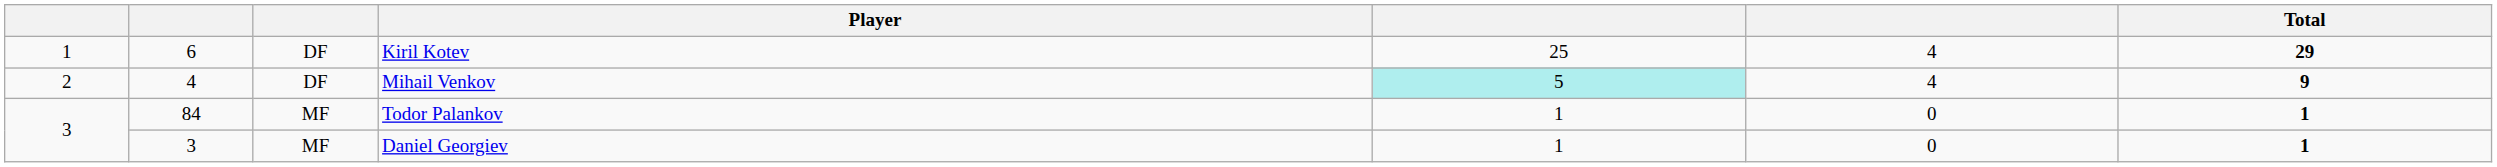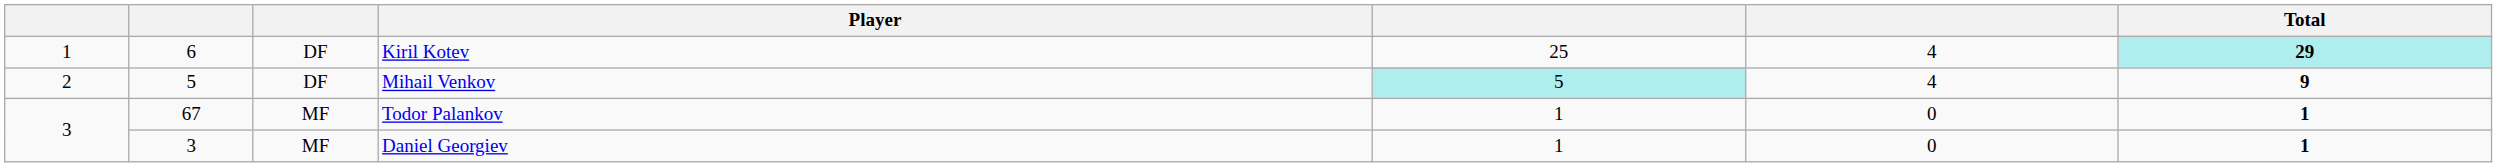(2305, 51) no background -> (2305, 51) paleturquoise background
(191, 83) 4 -> (191, 83) 5
(191, 114) 84 -> (191, 114) 67
